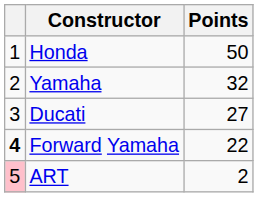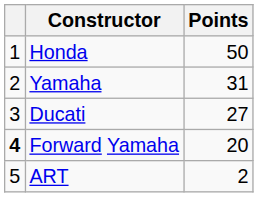(238, 83) 32 -> (238, 83) 31
(238, 146) 22 -> (238, 146) 20
(15, 177) pink background -> (15, 177) no background
